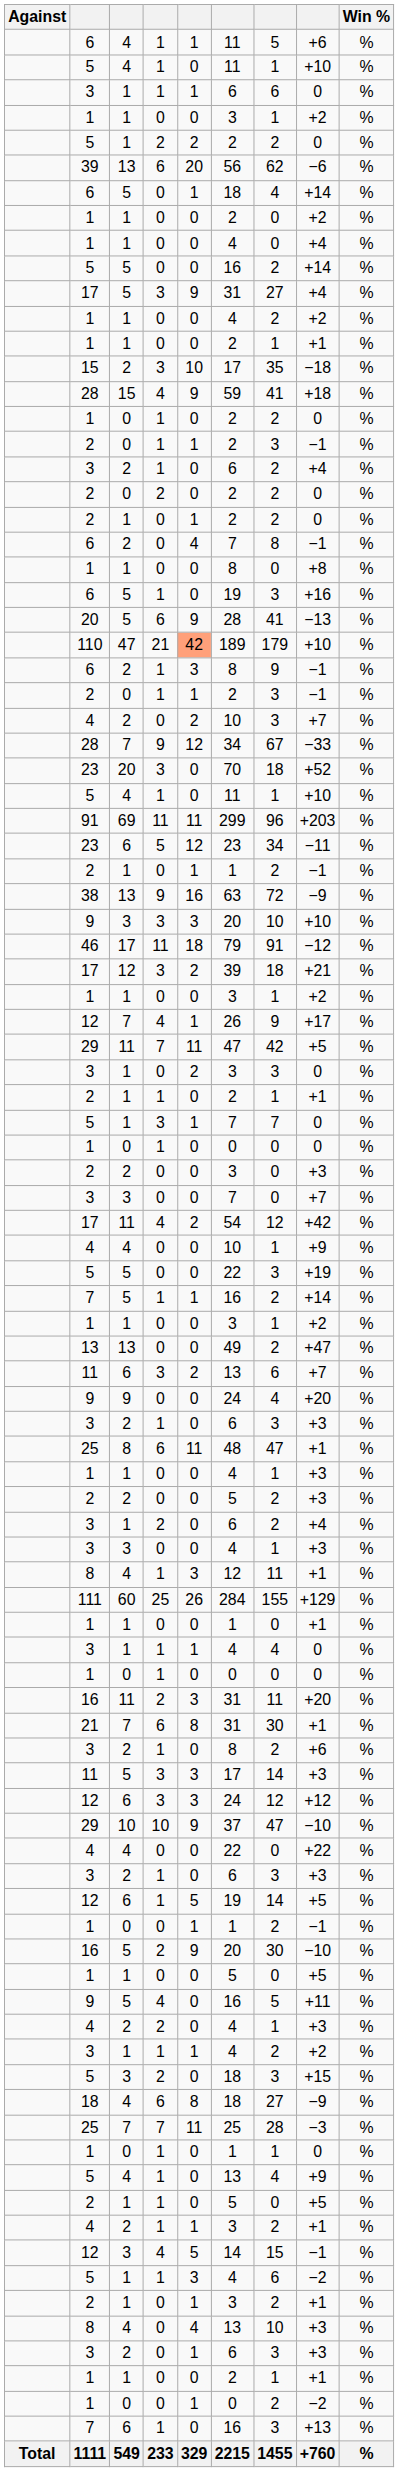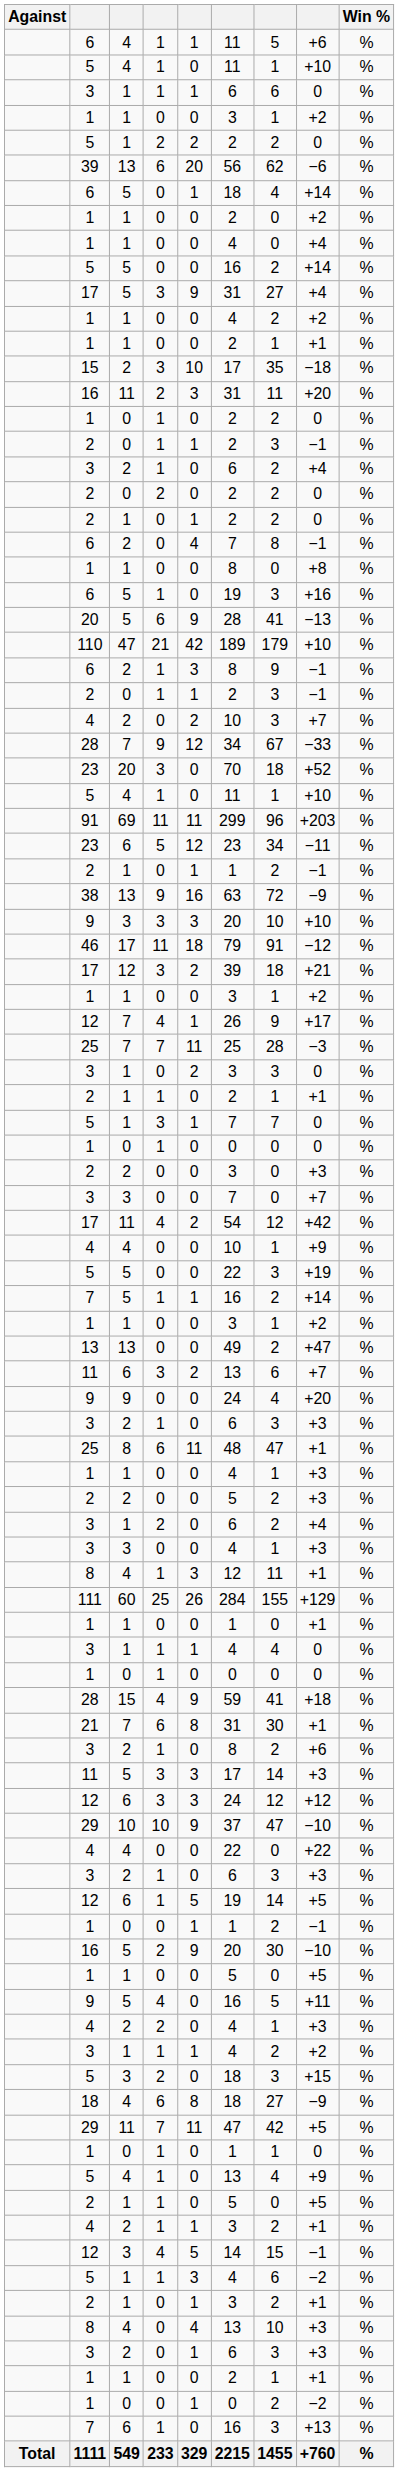rows swapped: (90, 1700) <-> (90, 393)
(194, 645) lightsalmon background -> (194, 645) no background
rows swapped: (90, 2127) <-> (90, 1047)
